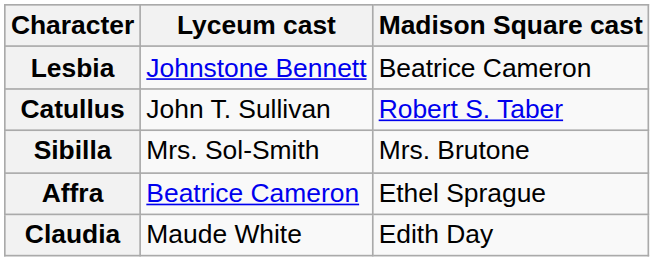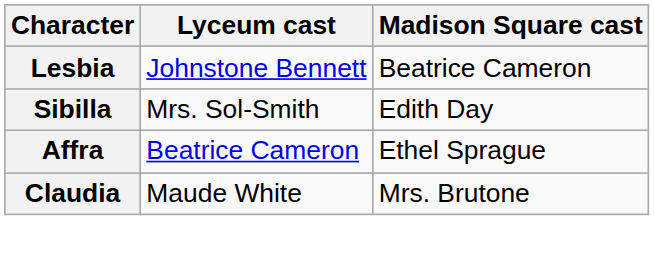- row: (73, 109)
(454, 151) Mrs. Brutone -> (436, 109) Edith Day
(436, 234) Edith Day -> (454, 192) Mrs. Brutone
